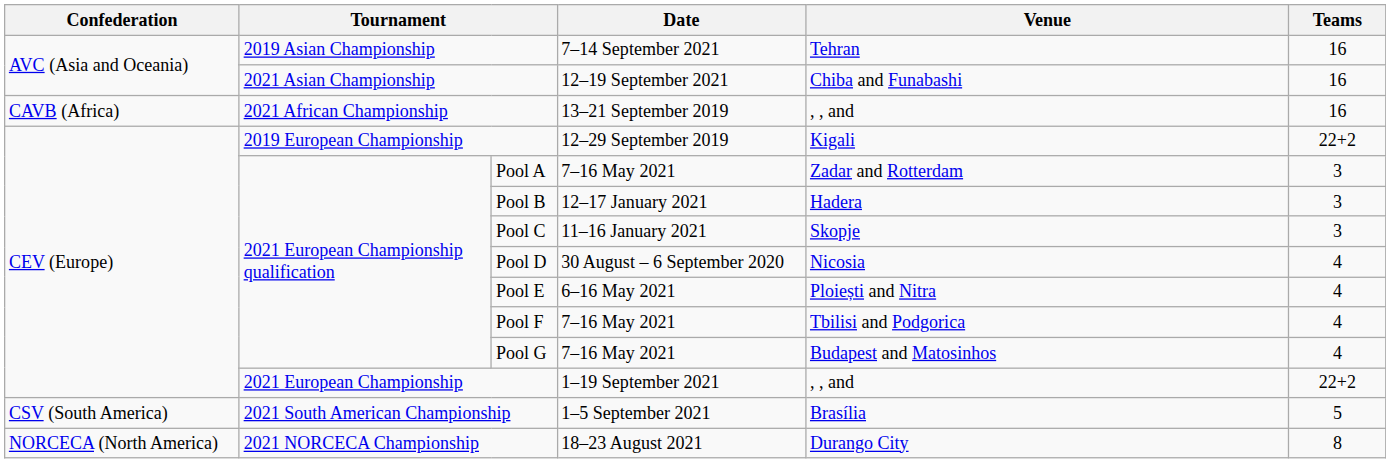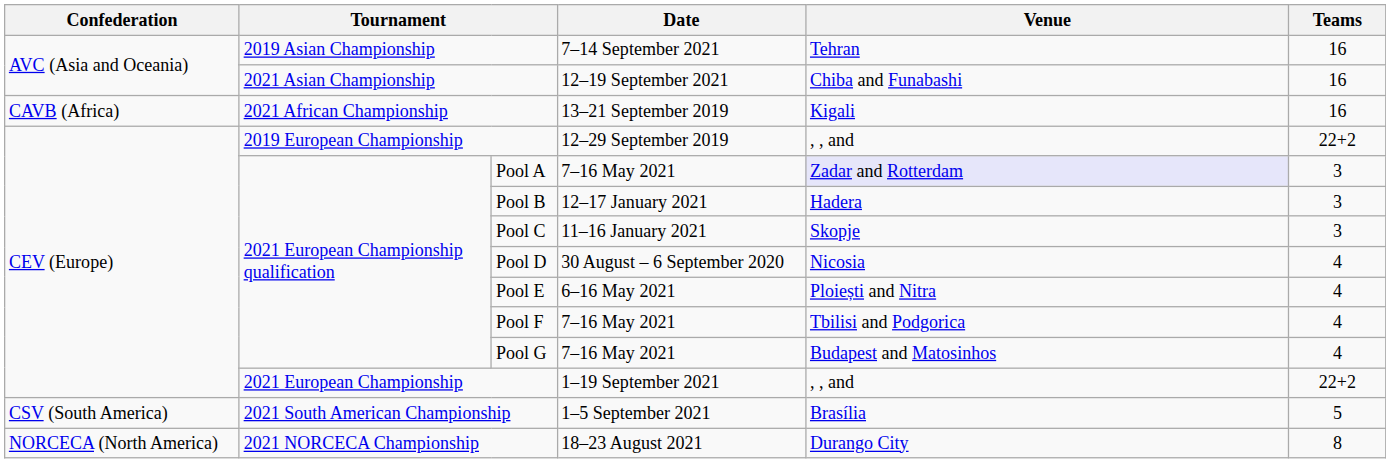(832, 110) , , and -> (832, 110) Kigali
(832, 140) Kigali -> (832, 140) , , and
(887, 170) no background -> (887, 170) lavender background
